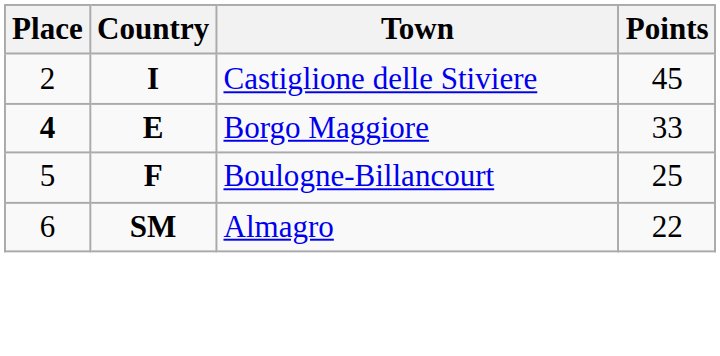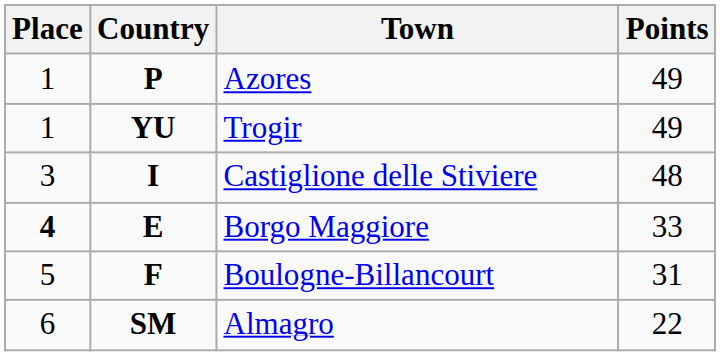+ row: (267, 78)
+ row: (263, 127)
(47, 78) 2 -> (47, 176) 3
(667, 78) 45 -> (667, 176) 48
(667, 176) 25 -> (667, 275) 31
